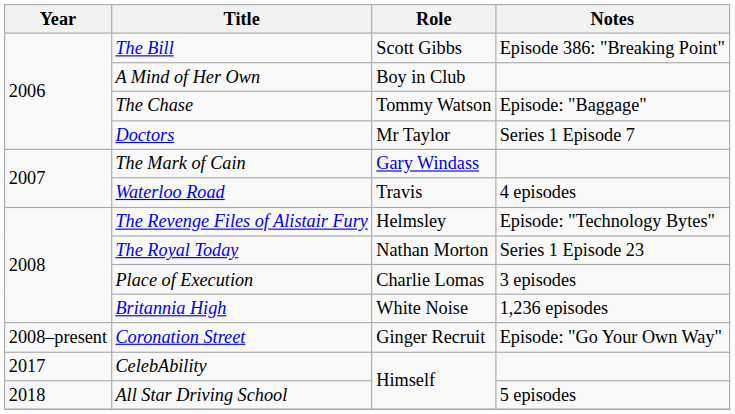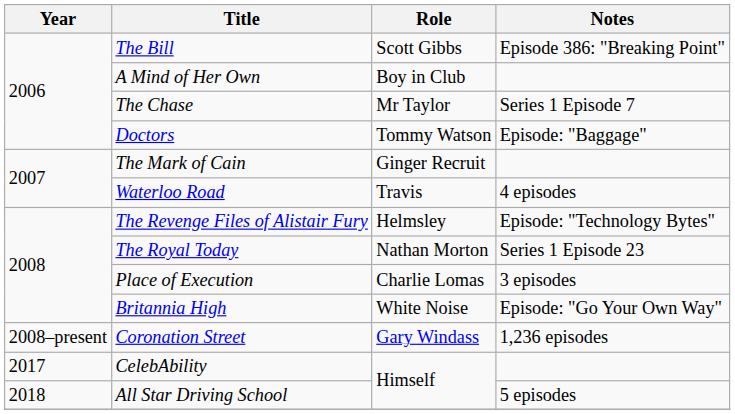(434, 105) Tommy Watson -> (413, 105) Mr Taylor
(573, 105) Episode: "Baggage" -> (567, 105) Series 1 Episode 7
(413, 134) Mr Taylor -> (434, 134) Tommy Watson
(567, 134) Series 1 Episode 7 -> (573, 134) Episode: "Baggage"
(428, 163) Gary Windass -> (431, 163) Ginger Recruit
(554, 308) 1,236 episodes -> (611, 308) Episode: "Go Your Own Way"
(431, 337) Ginger Recruit -> (428, 337) Gary Windass
(611, 337) Episode: "Go Your Own Way" -> (554, 337) 1,236 episodes
